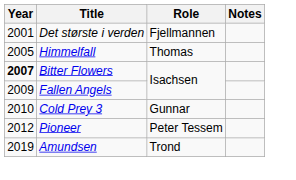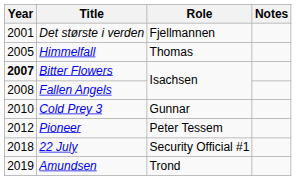(20, 90) 2009 -> (20, 90) 2008
+ row: (58, 147)
